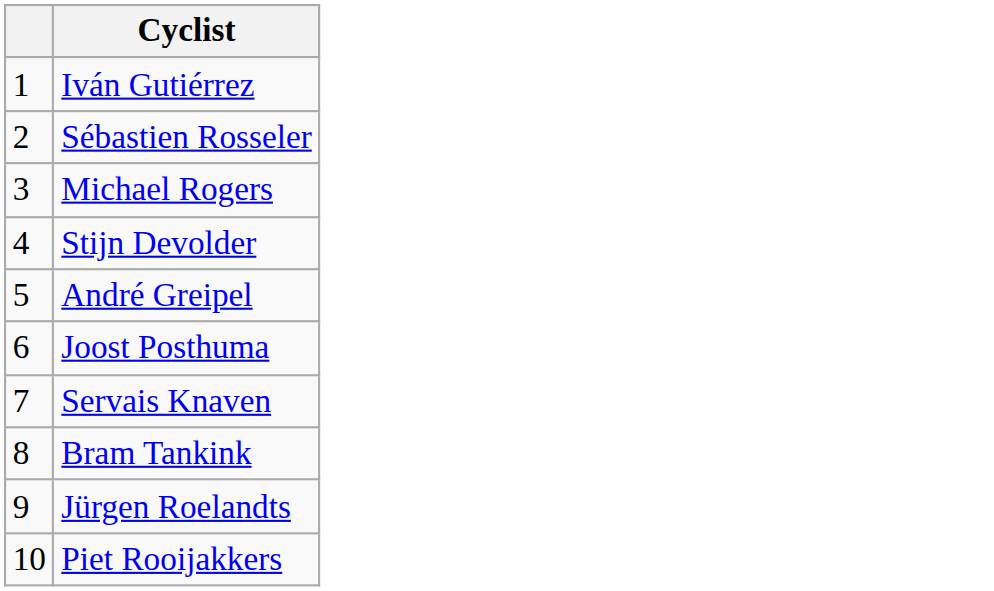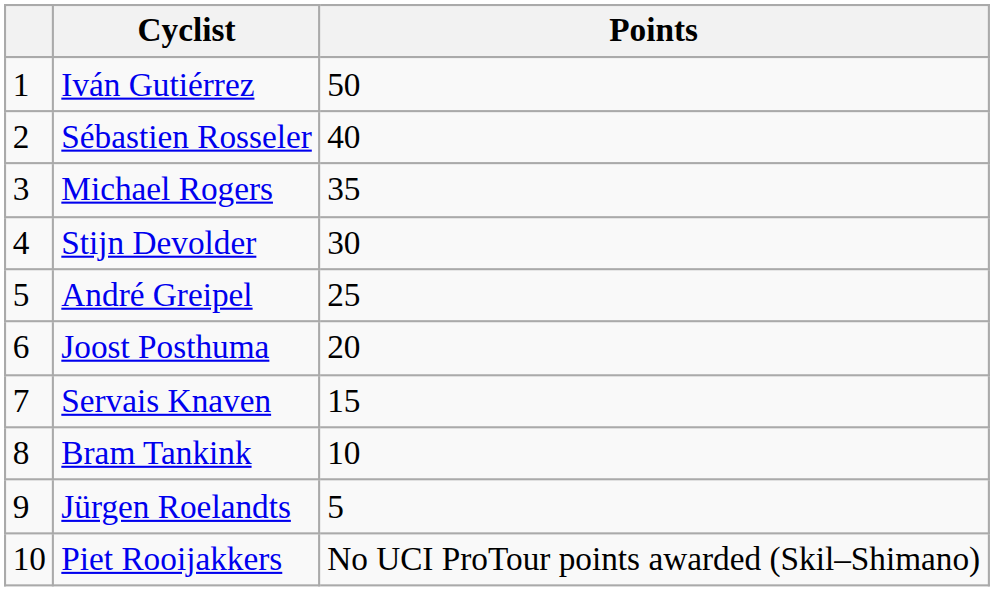+ column: (654, 30)
